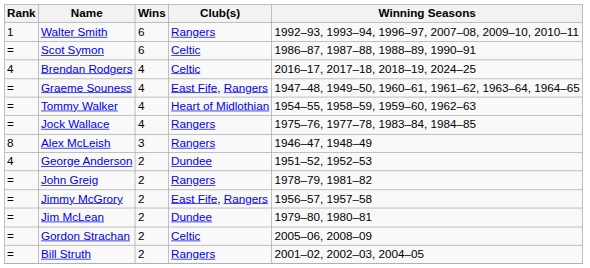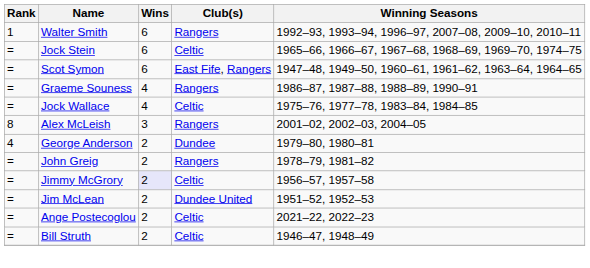+ row: (68, 50)
(186, 50) Celtic -> (223, 69) East Fife, Rangers
(375, 50) 1986–87, 1987–88, 1988–89, 1990–91 -> (429, 69) 1947–48, 1949–50, 1960–61, 1961–62, 1963–64, 1964–65
- row: (87, 69)
(219, 87) East Fife, Rangers -> (196, 87) Rangers
(427, 87) 1947–48, 1949–50, 1960–61, 1961–62, 1963–64, 1964–65 -> (377, 87) 1986–87, 1987–88, 1988–89, 1990–91
- row: (79, 106)
(193, 124) Rangers -> (189, 106) Celtic
(323, 143) 1946–47, 1948–49 -> (351, 124) 2001–02, 2002–03, 2004–05
(323, 161) 1951–52, 1952–53 -> (325, 143) 1979–80, 1980–81
(141, 198) no background -> (144, 180) lavender background
(219, 198) East Fife, Rangers -> (189, 180) Celtic
(192, 217) Dundee -> (213, 198) Dundee United
(323, 217) 1979–80, 1980–81 -> (325, 198) 1951–52, 1952–53
+ row: (88, 217)
- row: (85, 236)
(193, 254) Rangers -> (189, 236) Celtic
(349, 254) 2001–02, 2002–03, 2004–05 -> (325, 236) 1946–47, 1948–49
